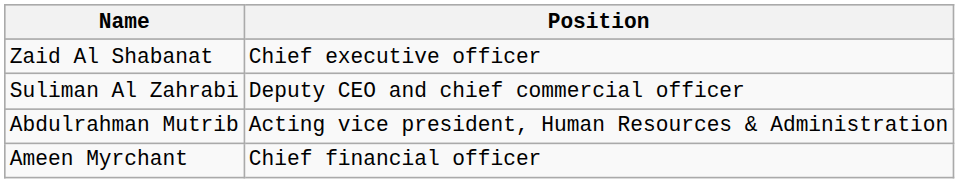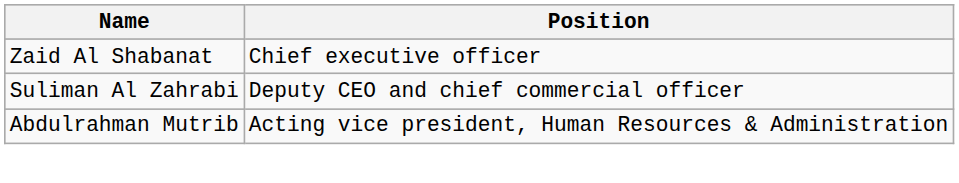- row: (99, 160)
